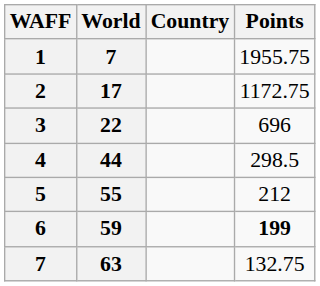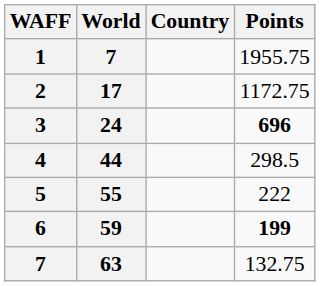(111, 125) 22 -> (111, 125) 24
(275, 125) normal -> (275, 125) bold
(275, 194) 212 -> (275, 194) 222
